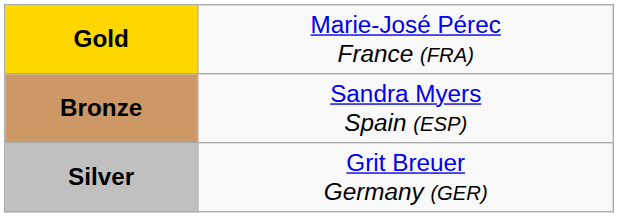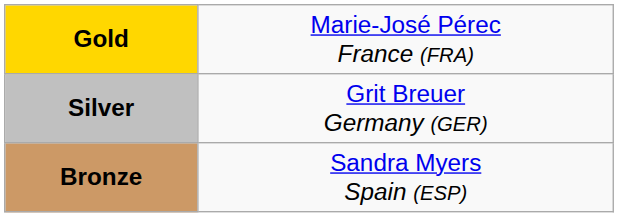rows swapped: (101, 176) <-> (101, 107)
